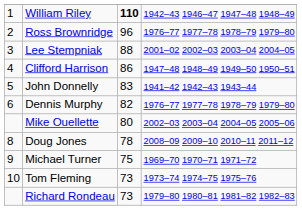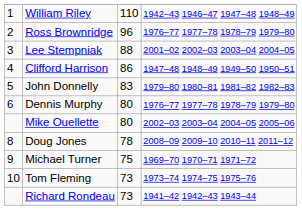(129, 13) bold -> (129, 13) normal
(200, 87) 1941–42 1942–43 1943–44 -> (219, 87) 1979–80 1980–81 1981–82 1982–83
(127, 104) 82 -> (127, 104) 80
(219, 196) 1979–80 1980–81 1981–82 1982–83 -> (200, 196) 1941–42 1942–43 1943–44
